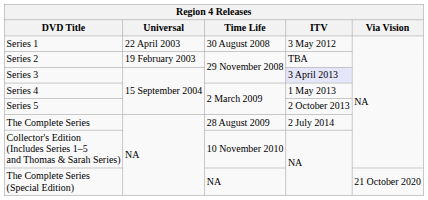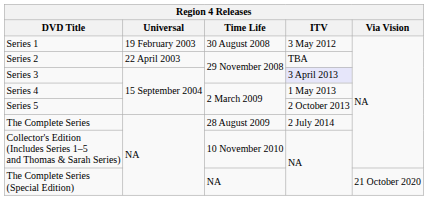(153, 43) 22 April 2003 -> (160, 43) 19 February 2003
(160, 59) 19 February 2003 -> (153, 59) 22 April 2003
